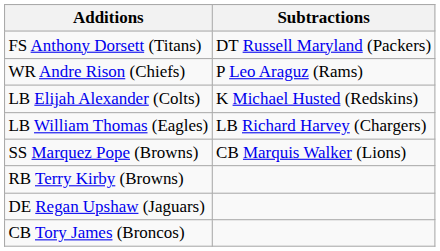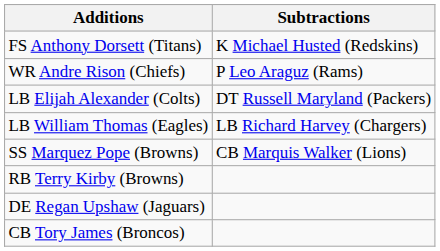(324, 44) DT Russell Maryland (Packers) -> (317, 44) K Michael Husted (Redskins)
(317, 98) K Michael Husted (Redskins) -> (324, 98) DT Russell Maryland (Packers)
